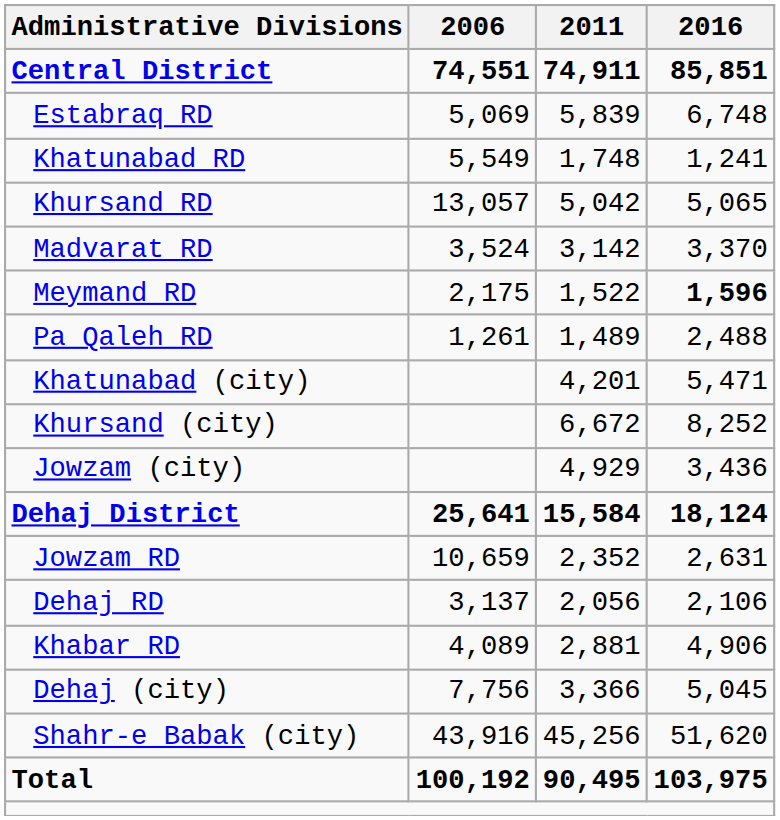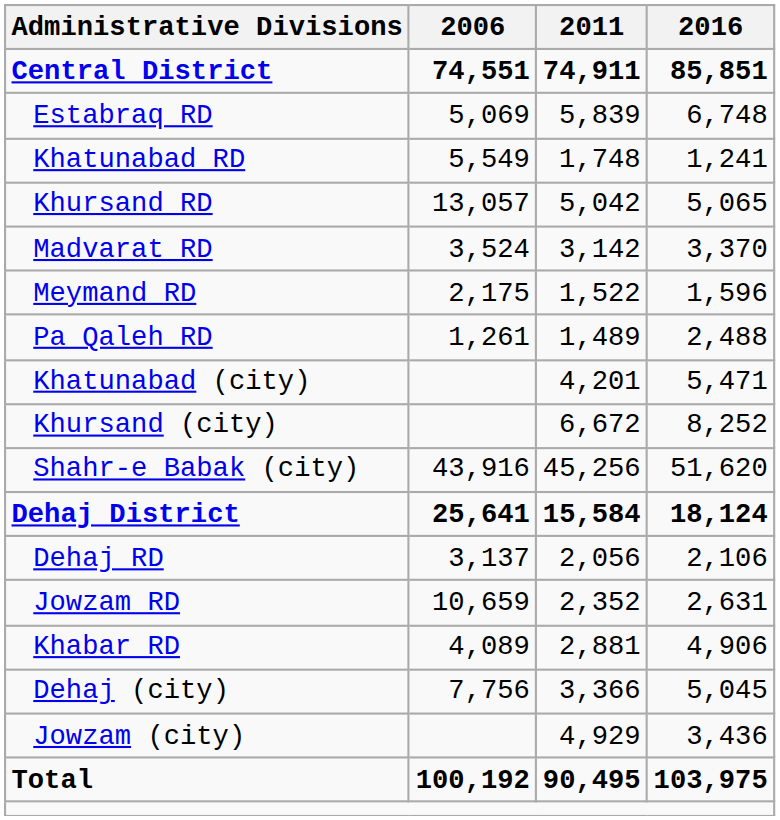(727, 293) bold -> (727, 293) normal
rows swapped: (196, 736) <-> (139, 470)
rows swapped: (98, 603) <-> (107, 559)
